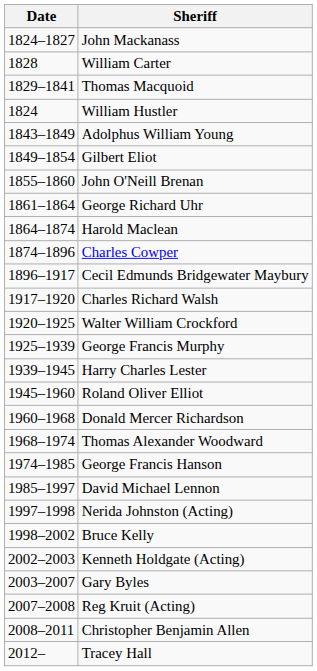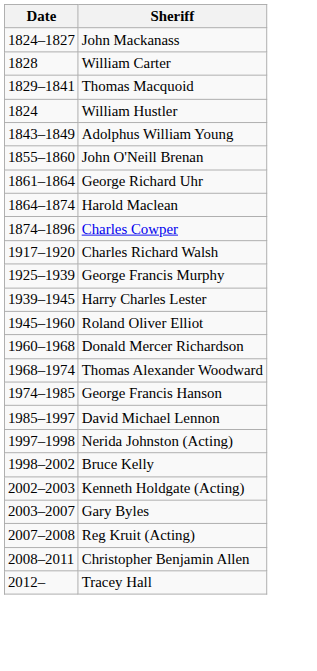- row: (119, 157)
- row: (195, 275)
- row: (160, 323)
